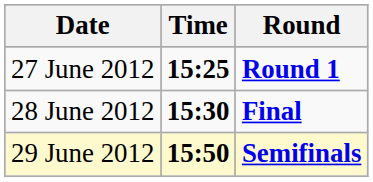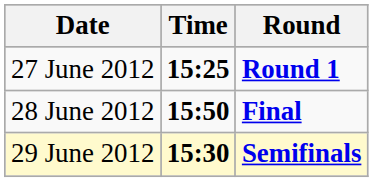(198, 111) 15:30 -> (198, 111) 15:50
(198, 153) 15:50 -> (198, 153) 15:30
